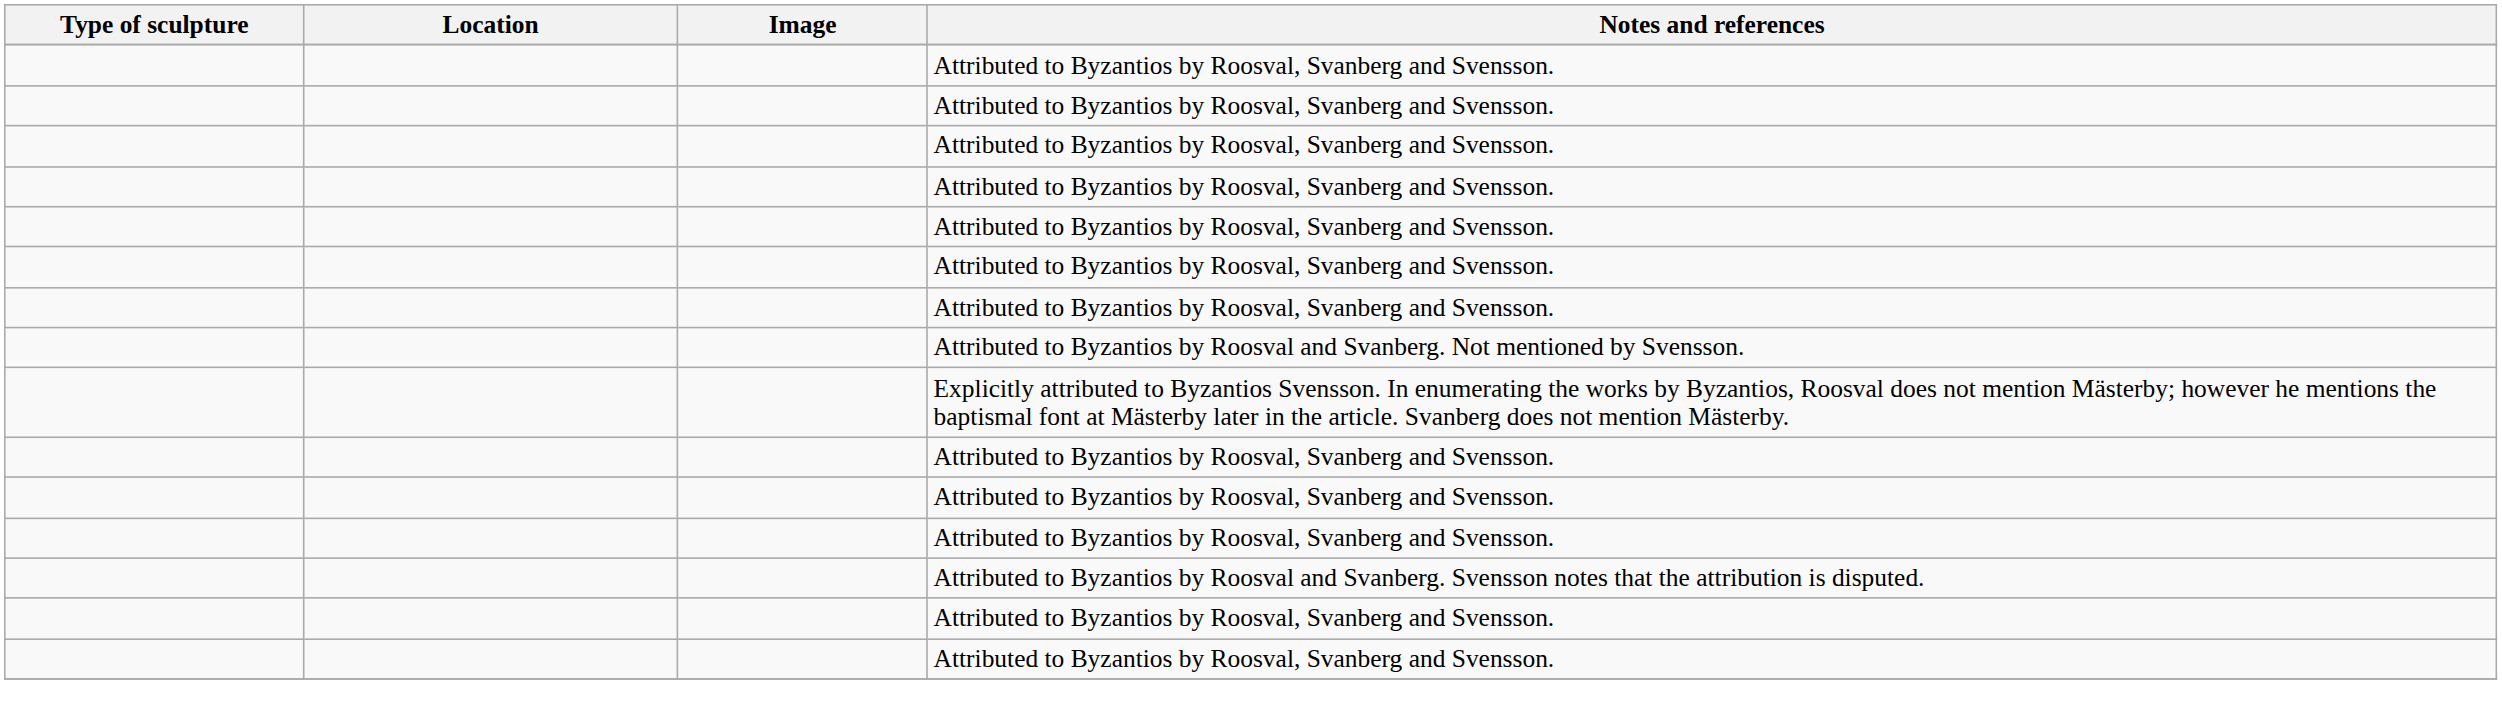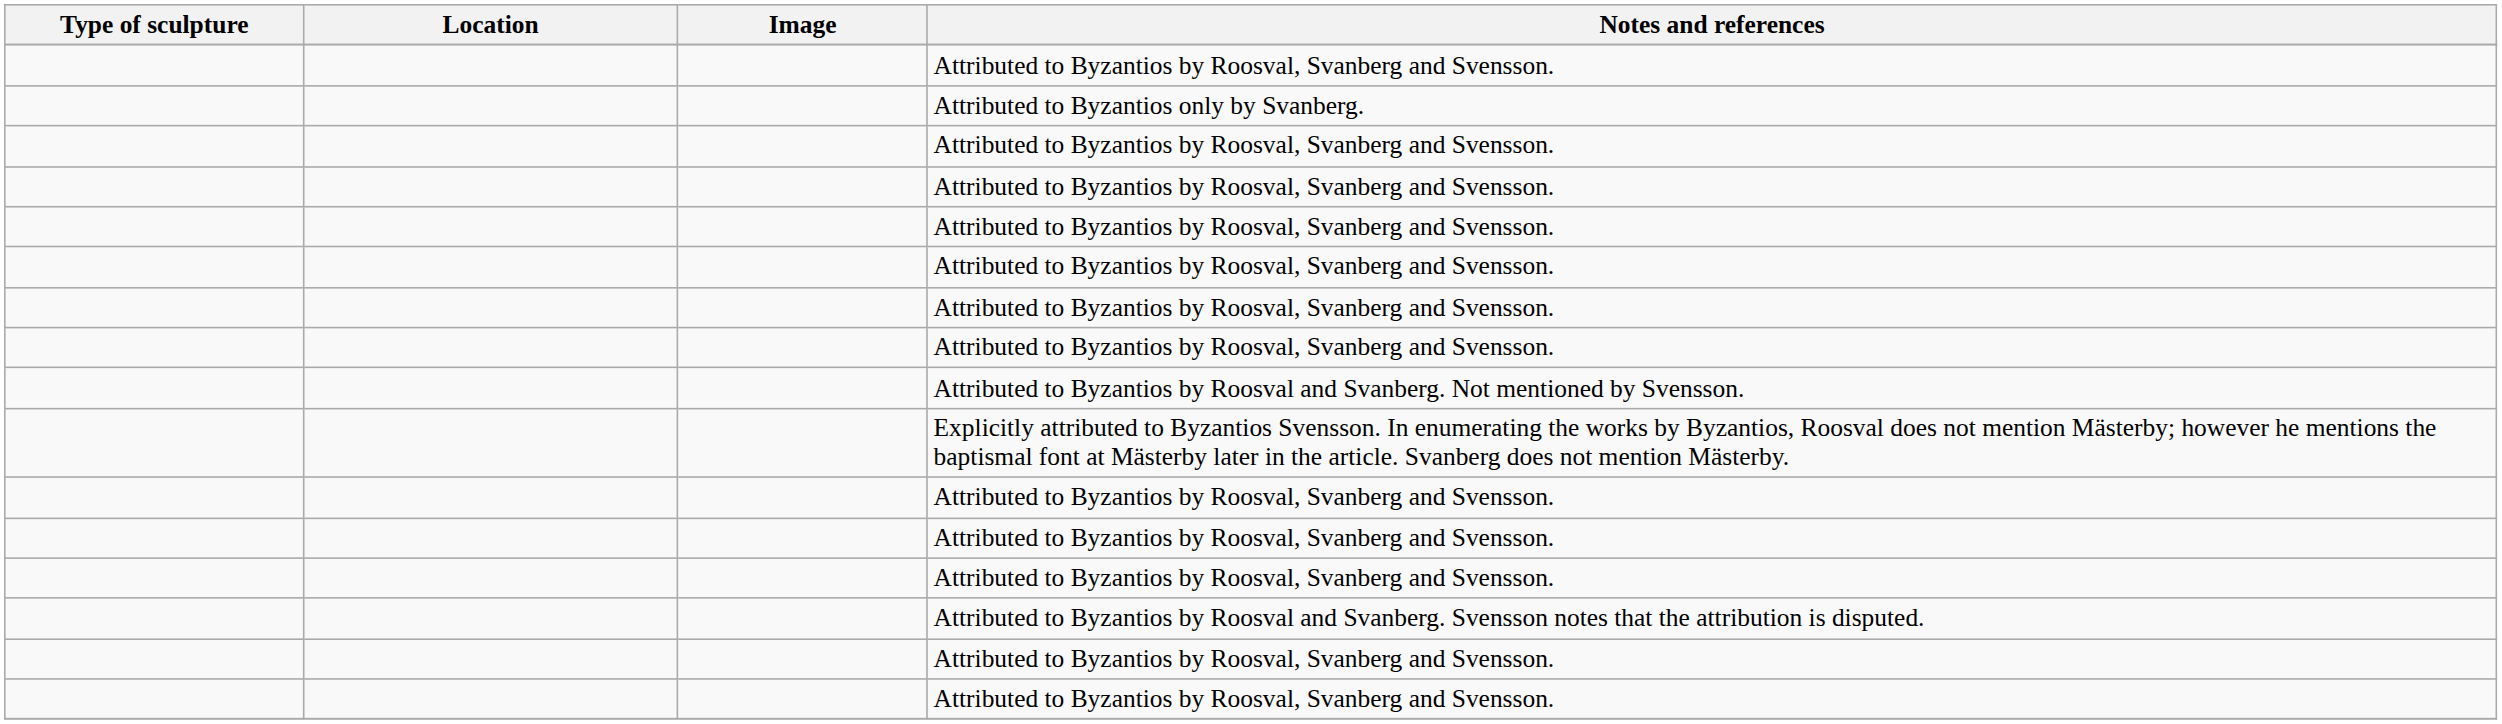+ row: (154, 106)
